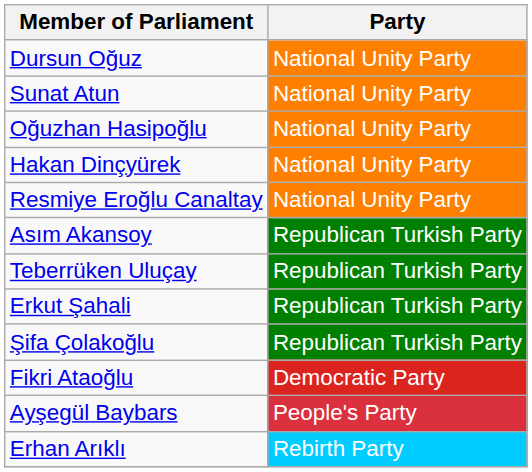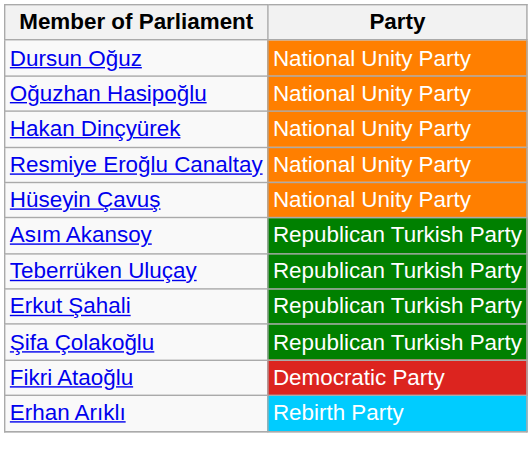- row: (65, 93)
+ row: (85, 199)
- row: (94, 413)
